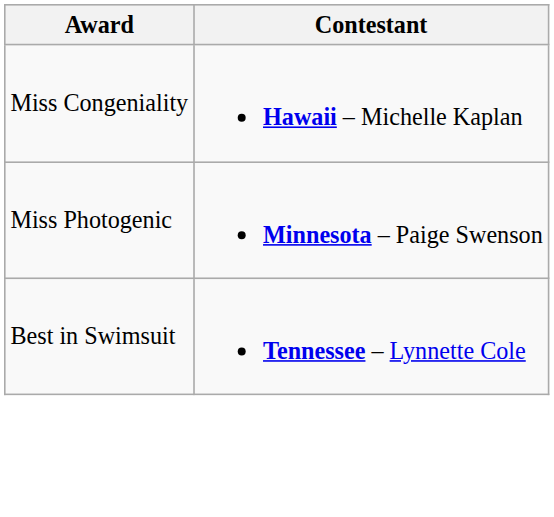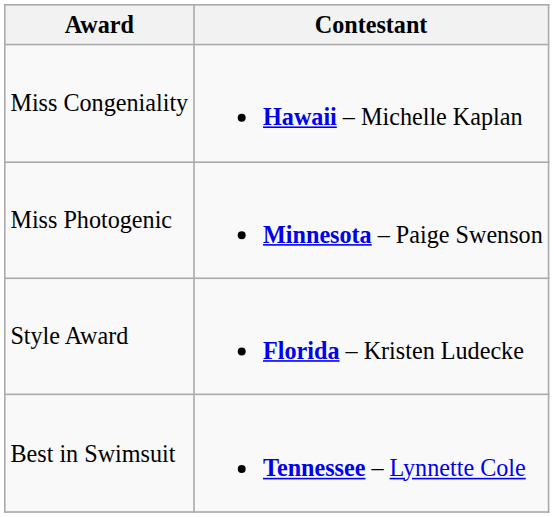+ row: (69, 336)
